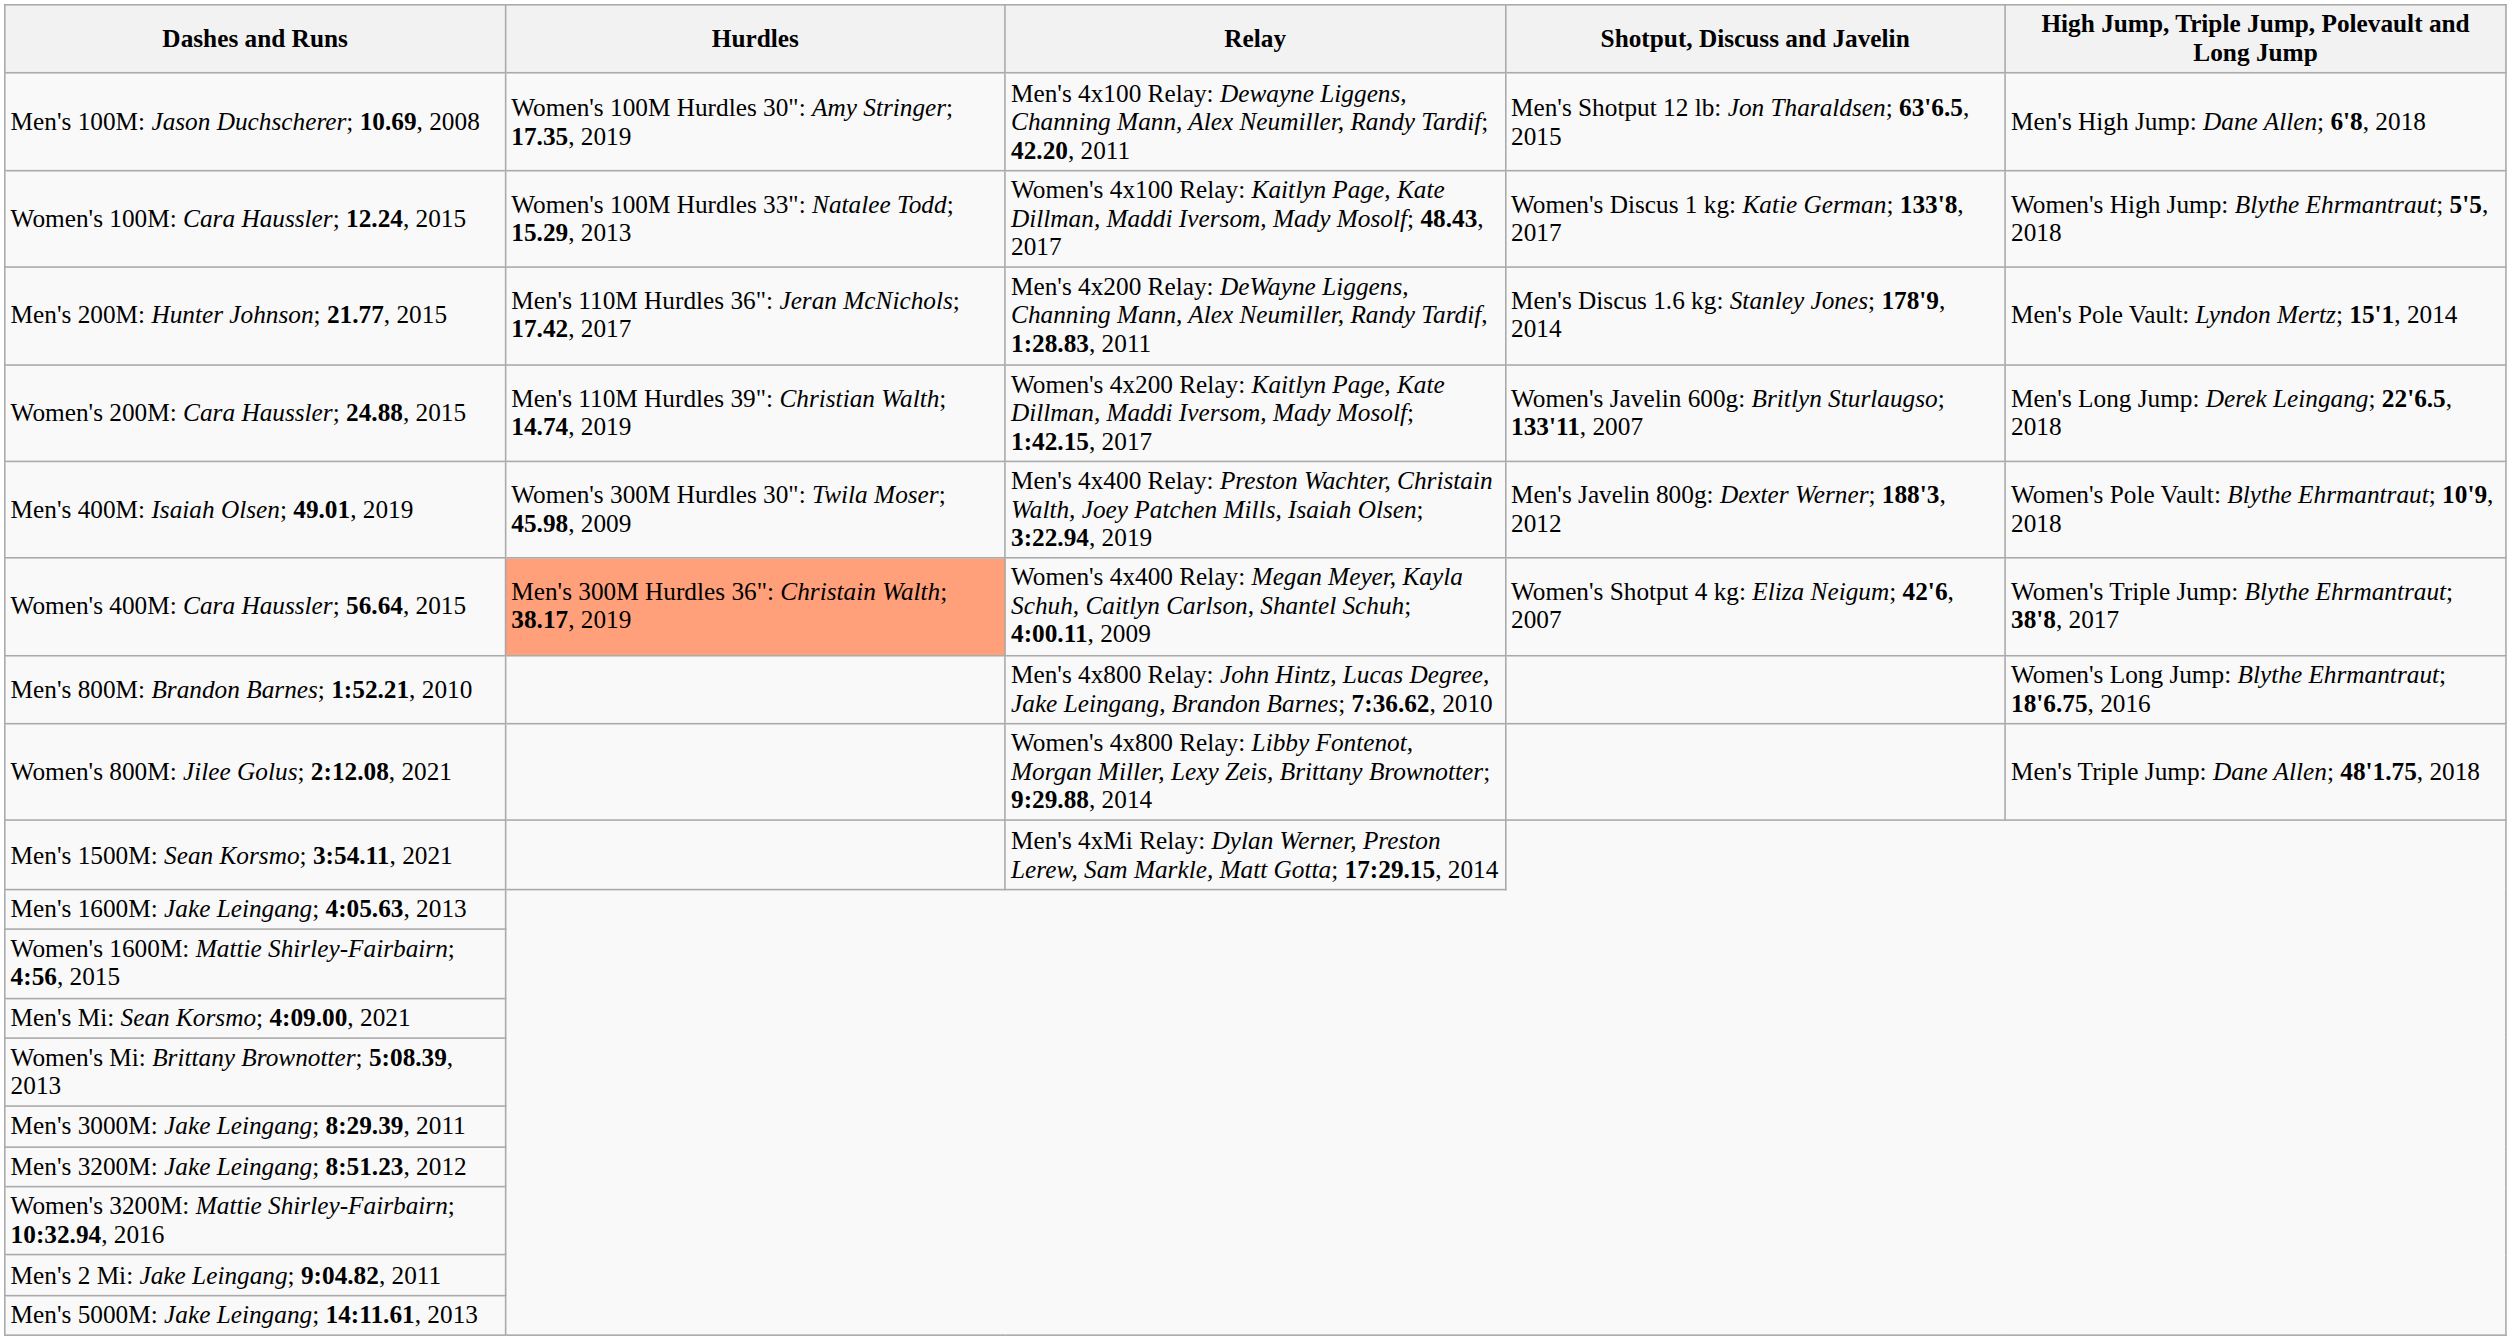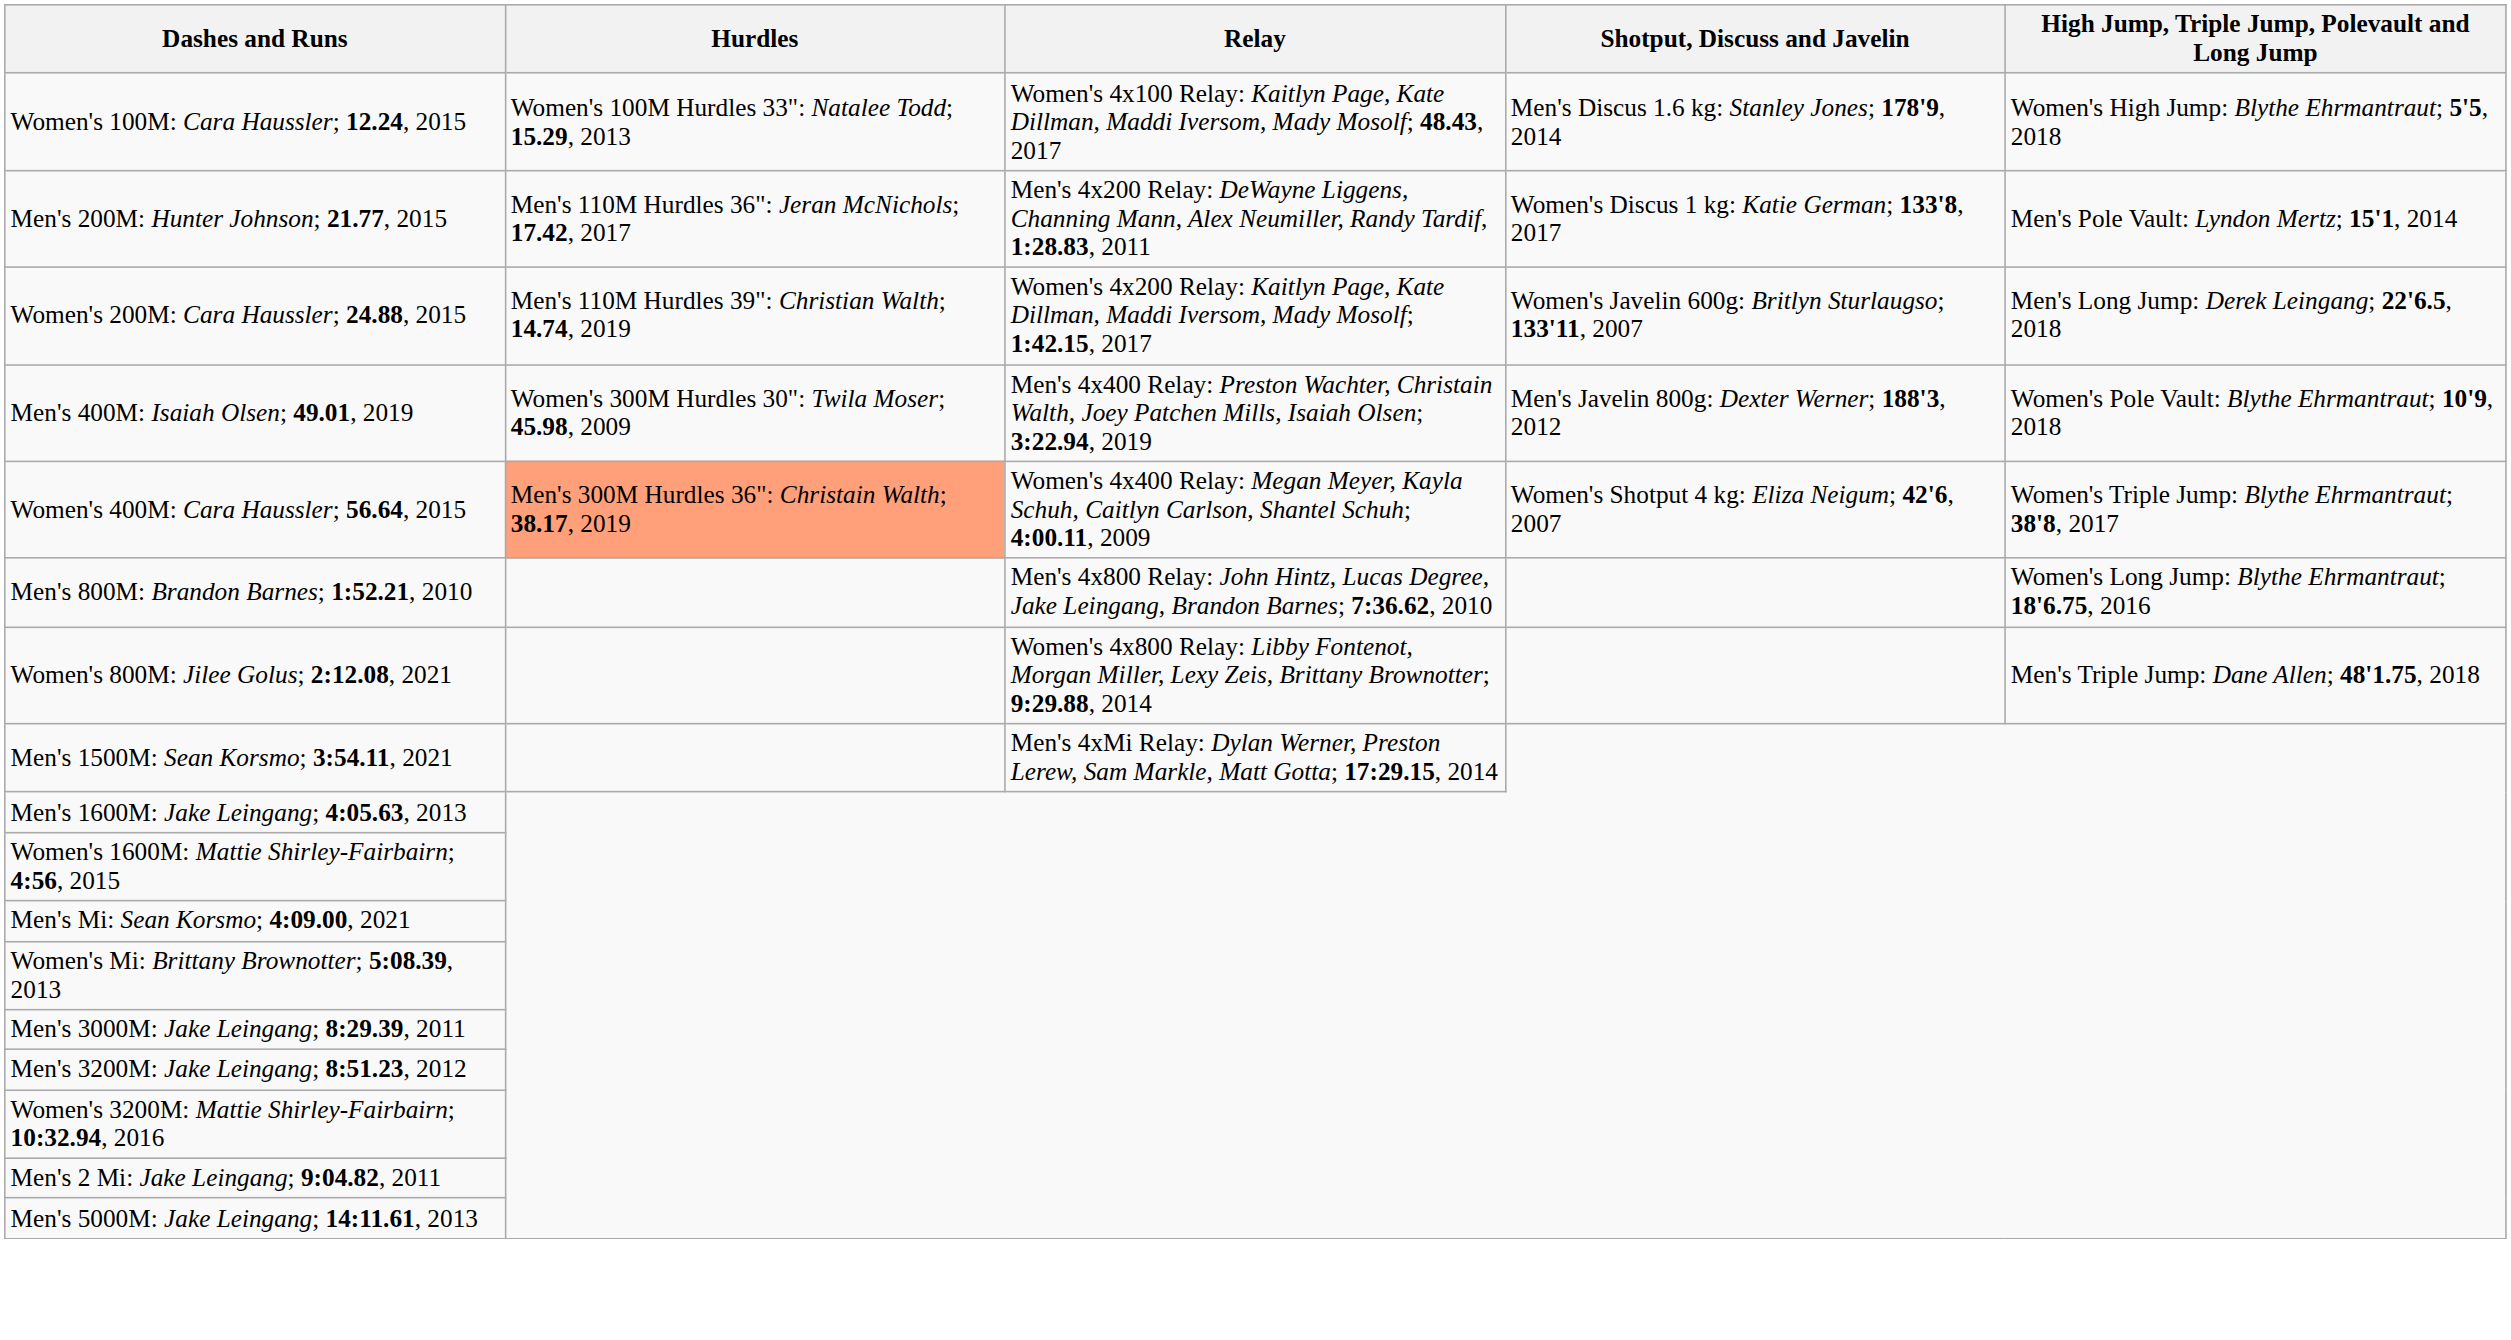- row: (245, 121)
(1737, 218) Women's Discus 1 kg: Katie German; 133'8, 2017 -> (1728, 121) Men's Discus 1.6 kg: Stanley Jones; 178'9, 2014
(1728, 315) Men's Discus 1.6 kg: Stanley Jones; 178'9, 2014 -> (1737, 218) Women's Discus 1 kg: Katie German; 133'8, 2017
